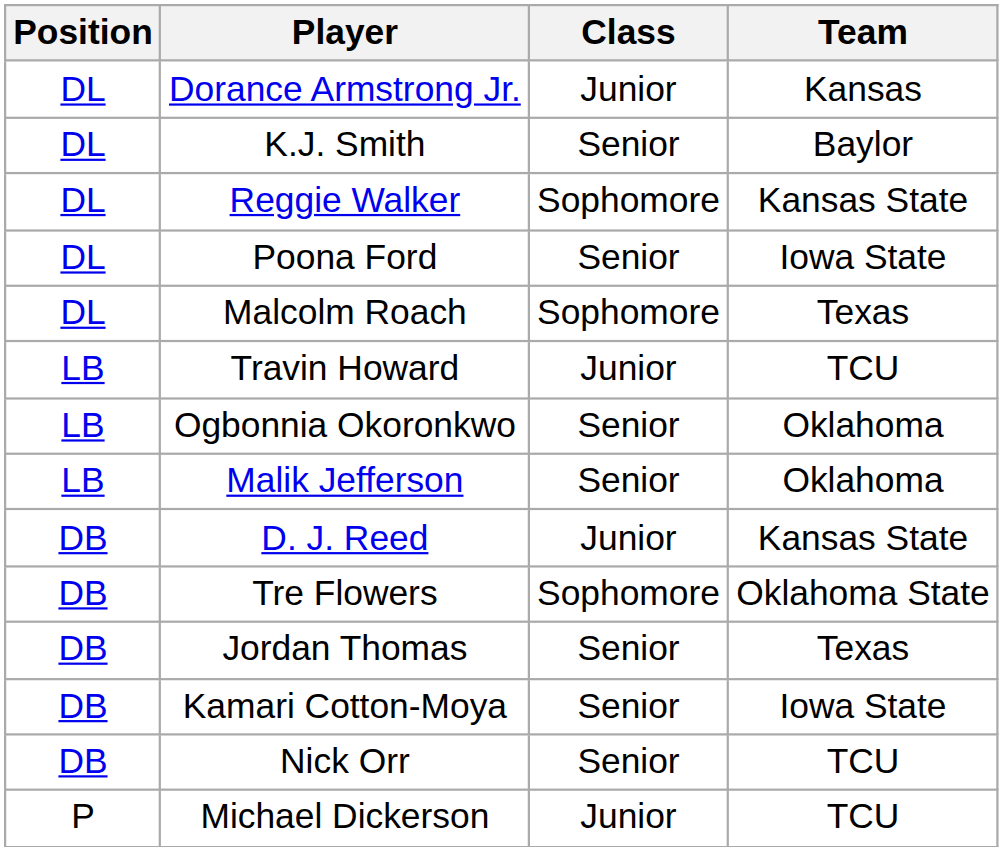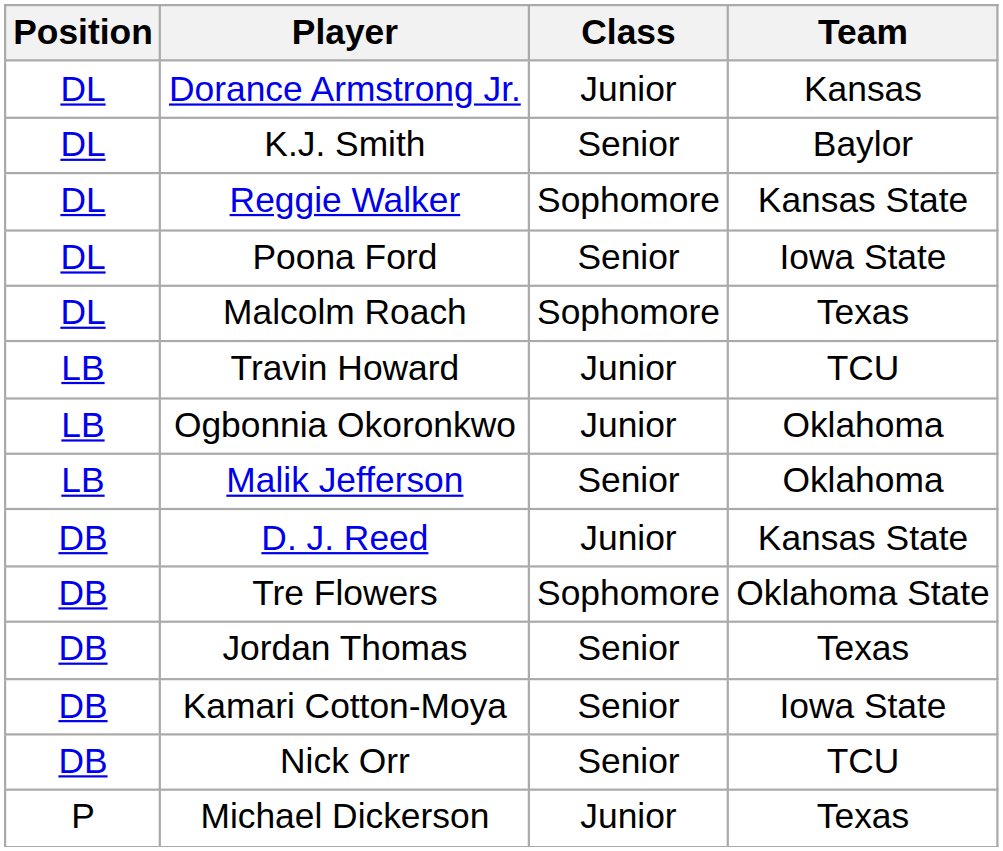(628, 425) Senior -> (628, 425) Junior
(863, 817) TCU -> (863, 817) Texas
